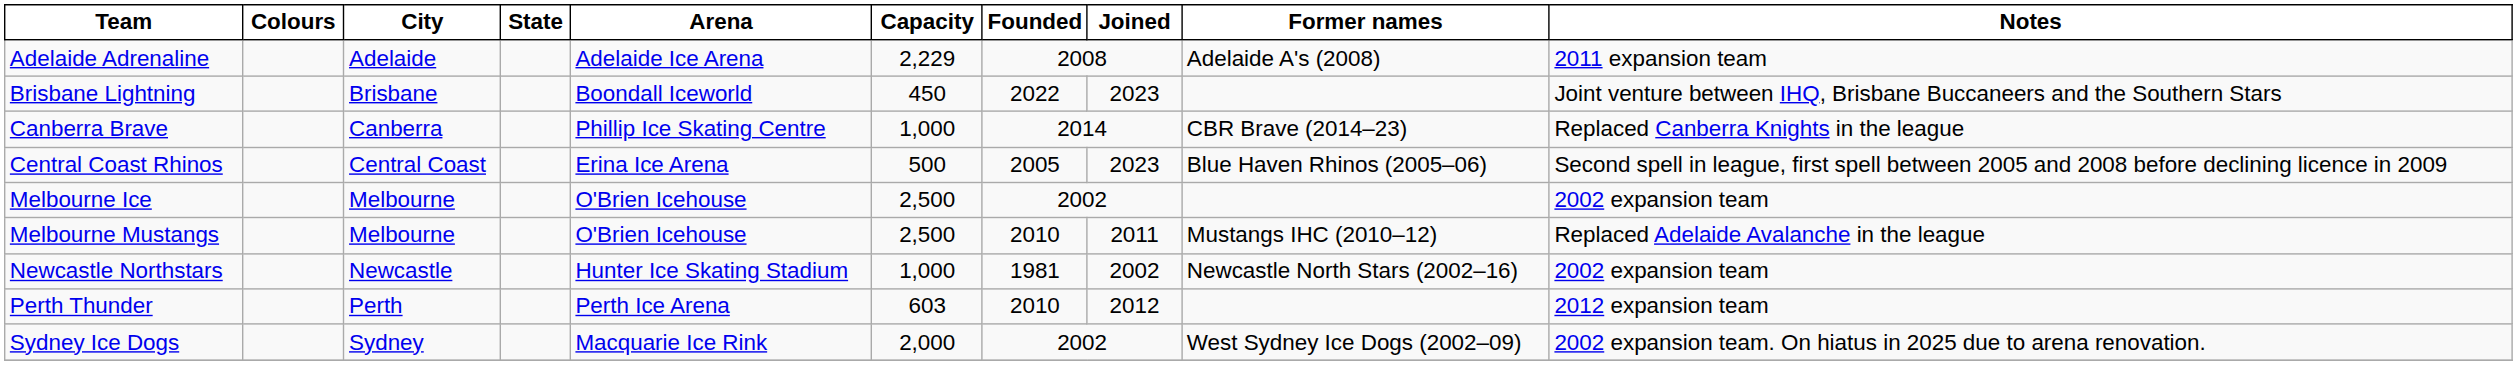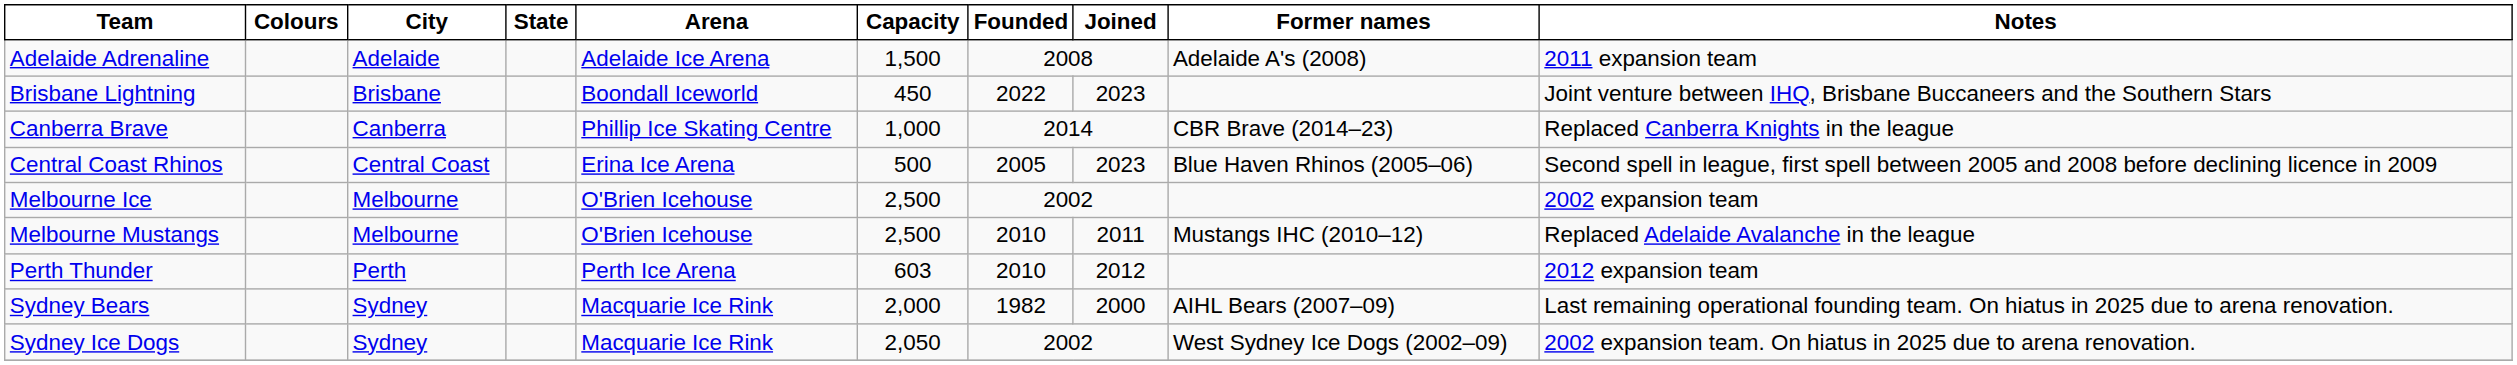(927, 57) 2,229 -> (913, 57) 1,500
- row: (116, 270)
+ row: (80, 306)
(927, 341) 2,000 -> (913, 341) 2,050
